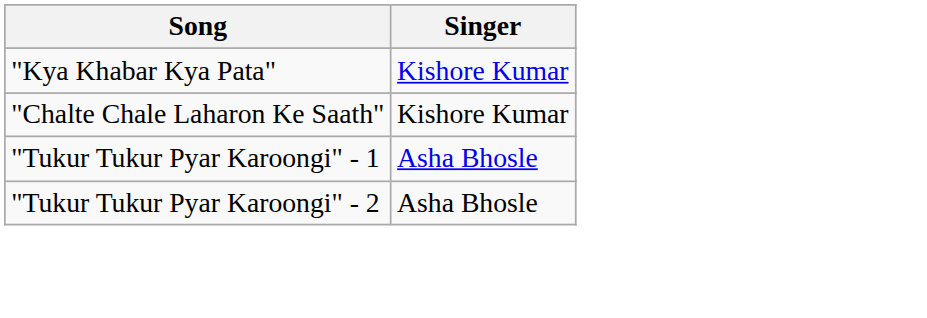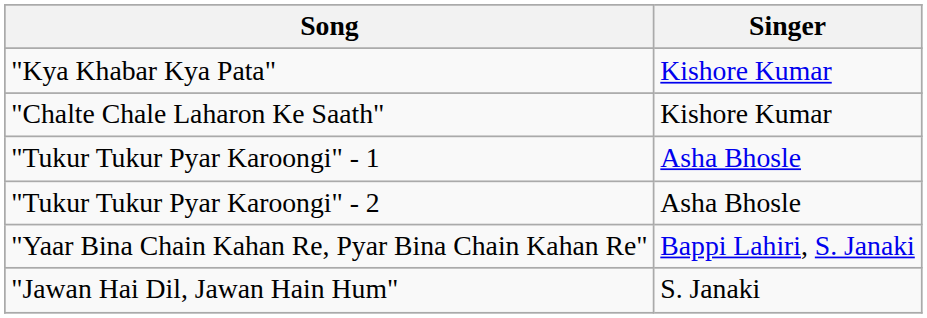+ row: (329, 245)
+ row: (205, 289)
